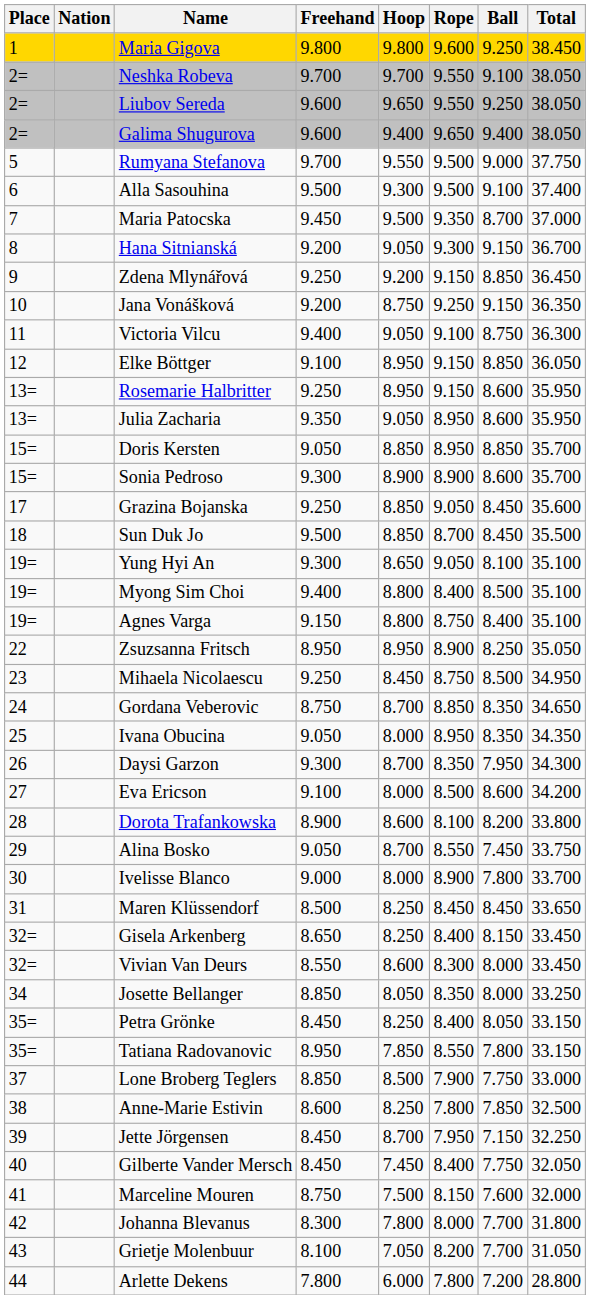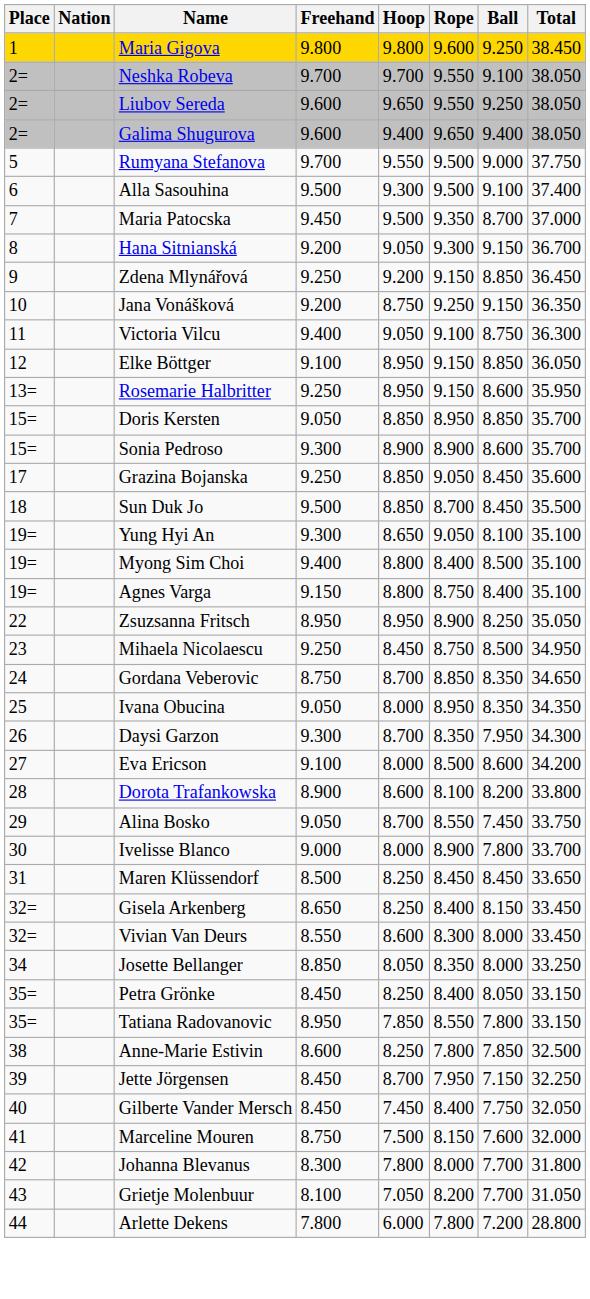- row: (170, 420)
- row: (198, 1079)
